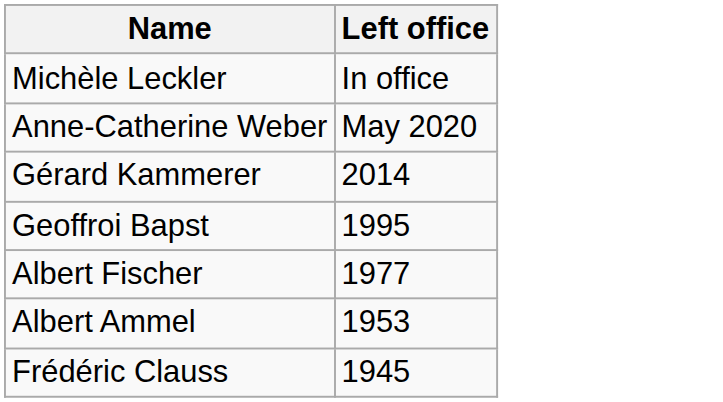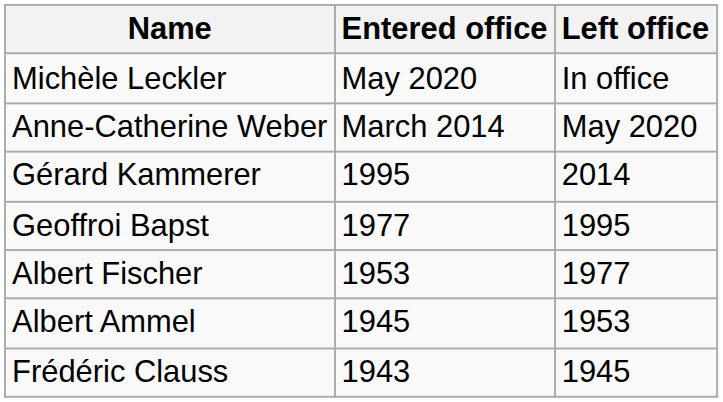+ column: (445, 28)
